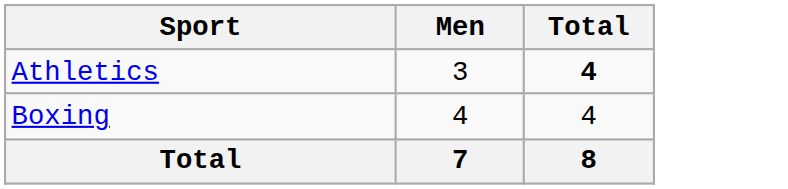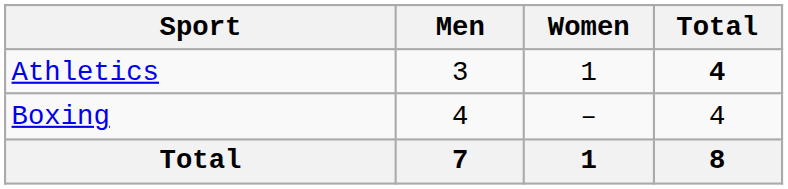+ column: (589, 27)
